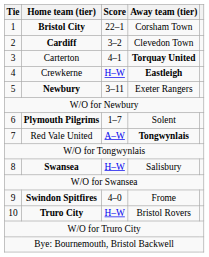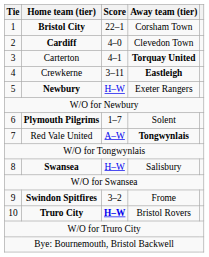(115, 42) 3–2 -> (115, 42) 4–0
(115, 73) H–W -> (115, 73) 3–11
(115, 89) 3–11 -> (115, 89) H–W
(115, 197) 4–0 -> (115, 197) 3–2
(115, 213) normal -> (115, 213) bold
